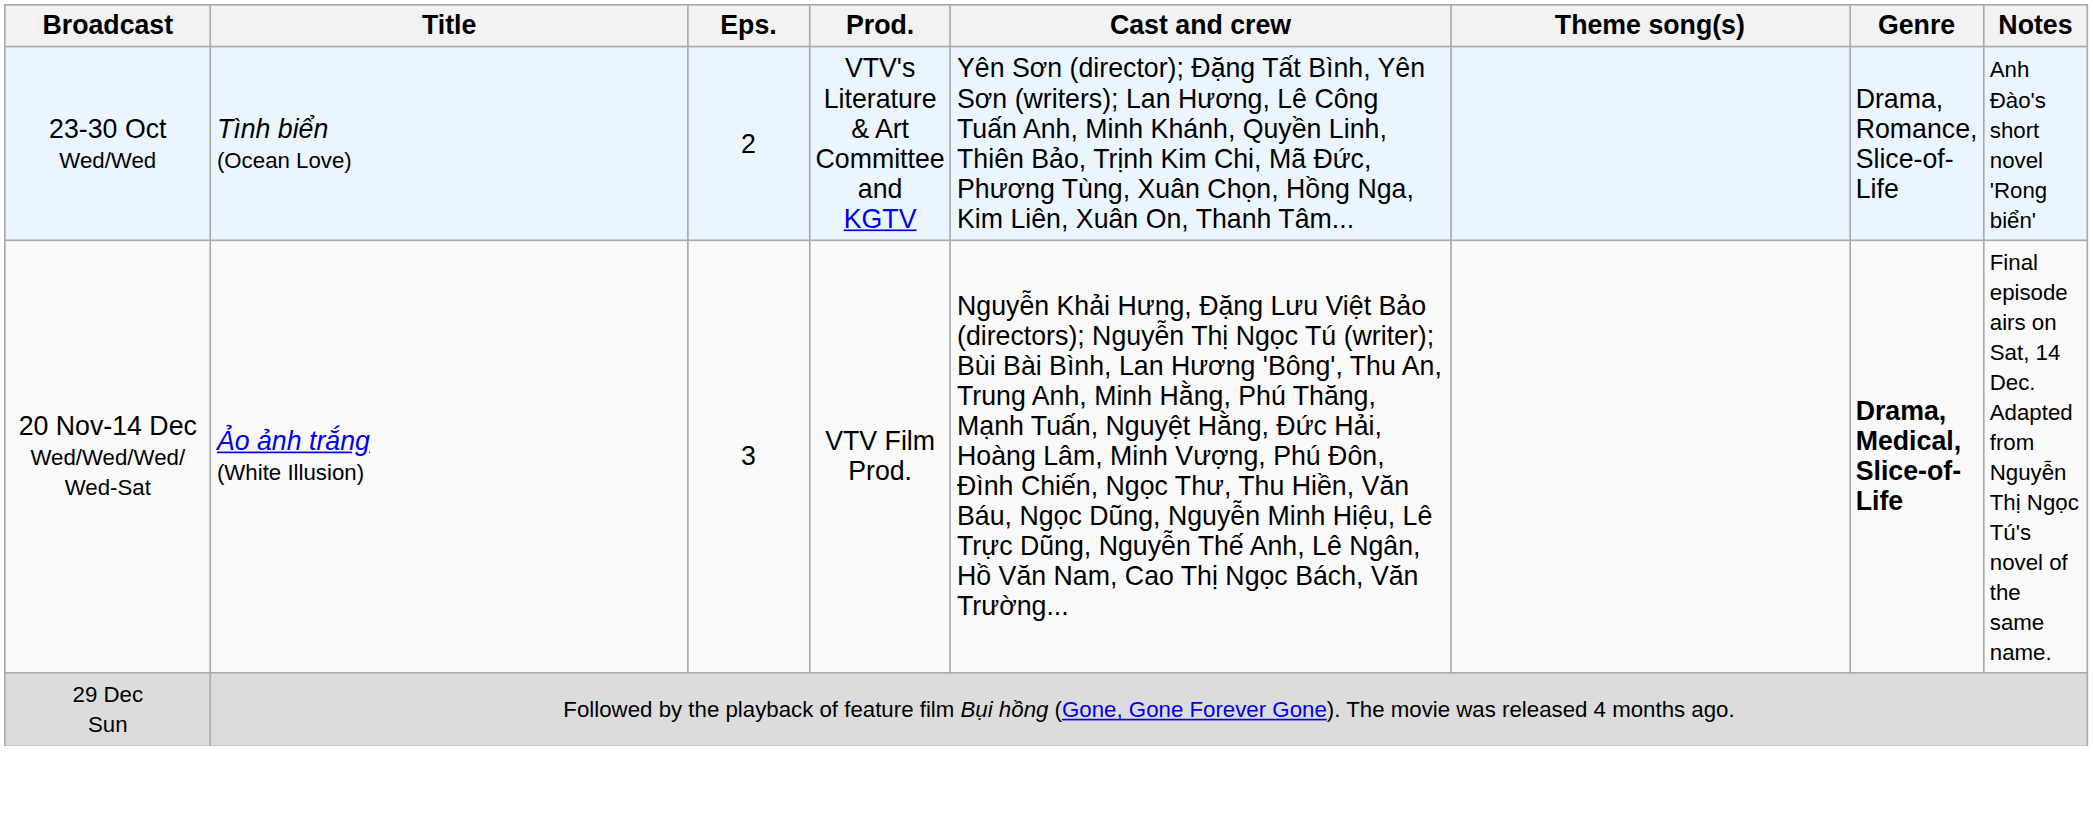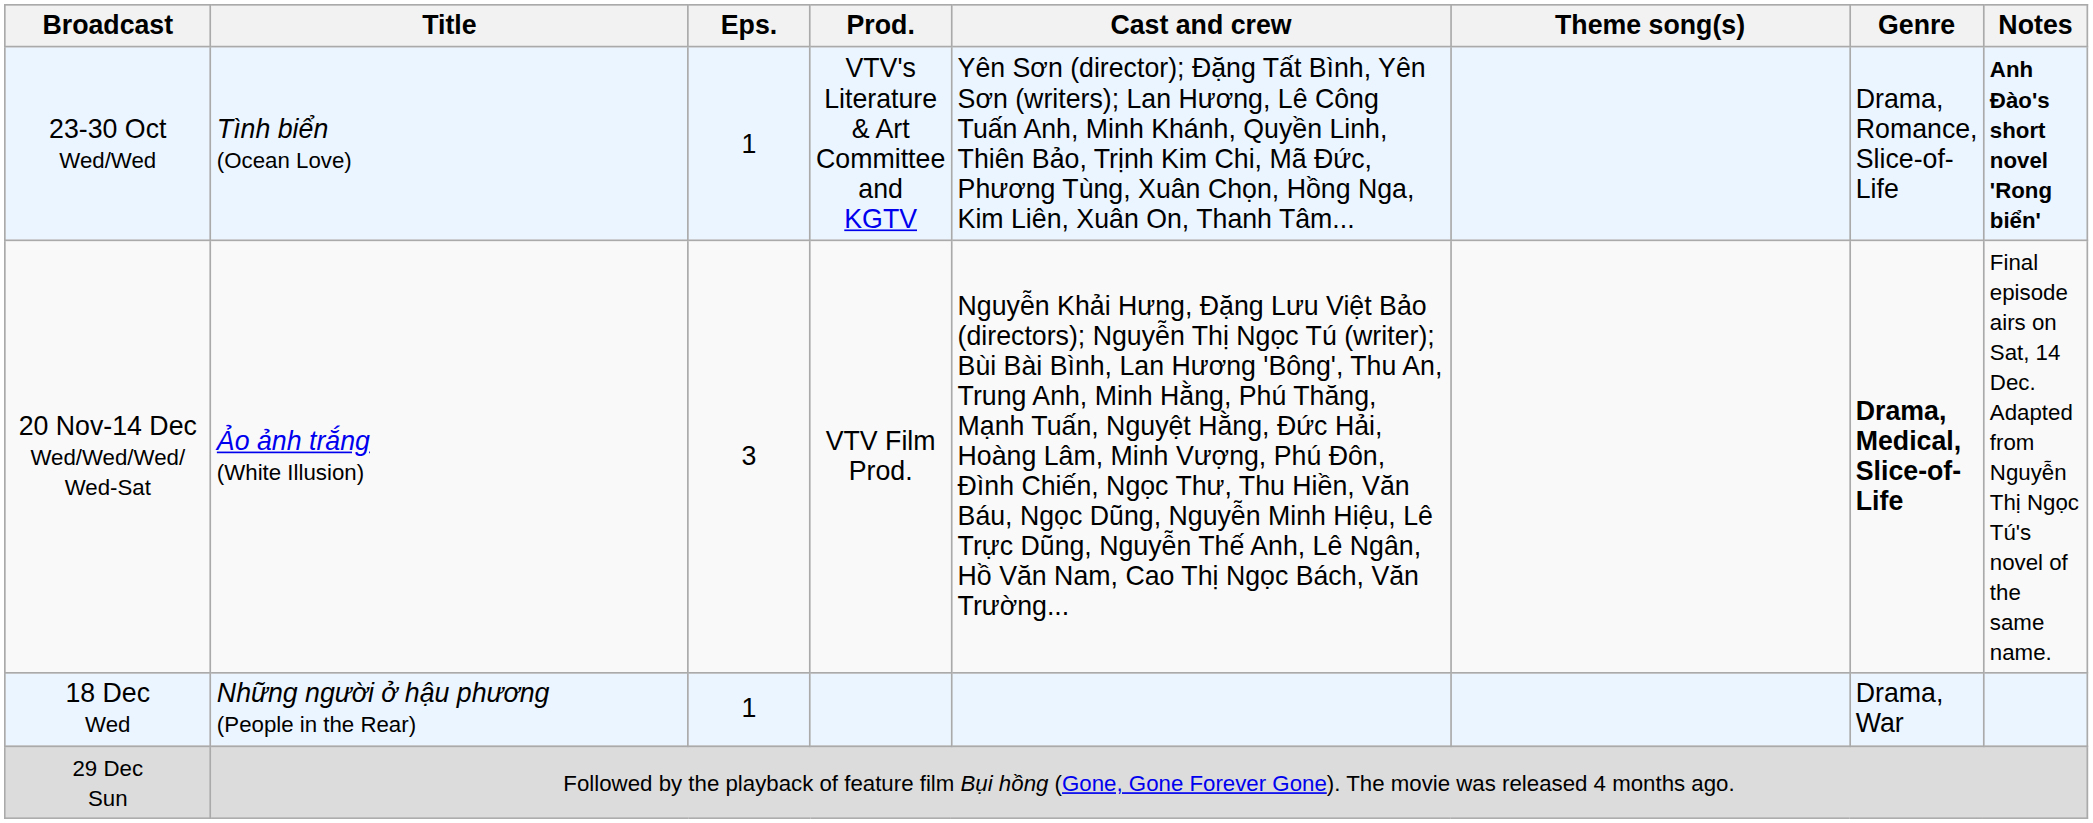(748, 143) 2 -> (749, 143) 1
(2019, 144) normal -> (2021, 143) bold
+ row: (108, 708)
